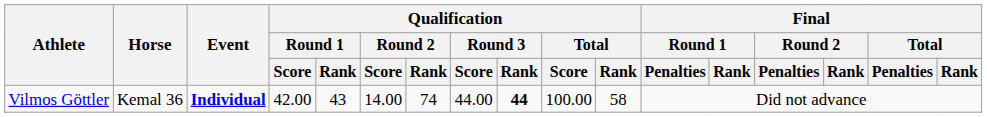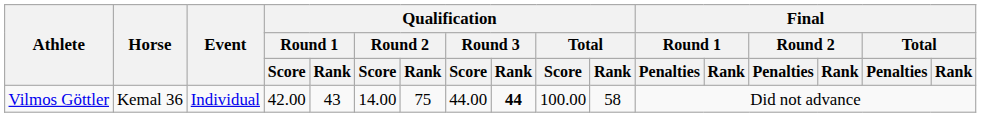(228, 99) bold -> (225, 99) normal
(428, 99) 74 -> (423, 99) 75
